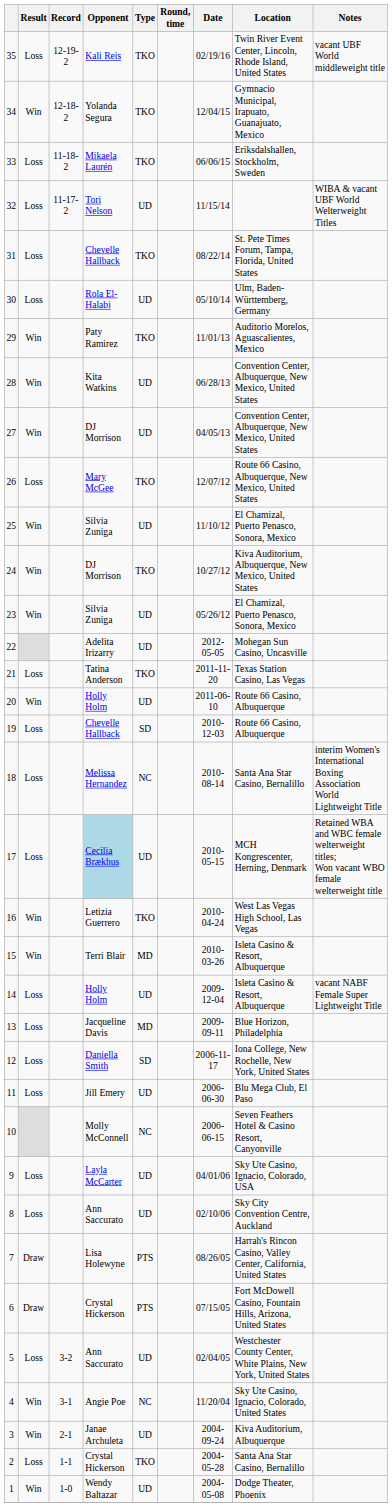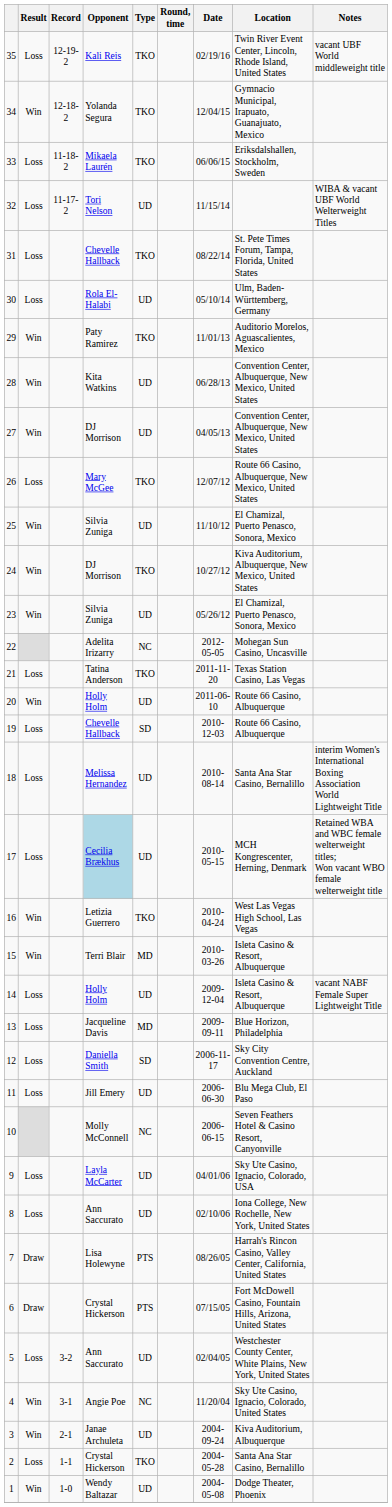(145, 647) UD -> (145, 647) NC
(145, 778) NC -> (145, 778) UD
(272, 1060) Iona College, New Rochelle, New York, United States -> (272, 1060) Sky City Convention Centre, Auckland
(272, 1214) Sky City Convention Centre, Auckland -> (272, 1214) Iona College, New Rochelle, New York, United States
